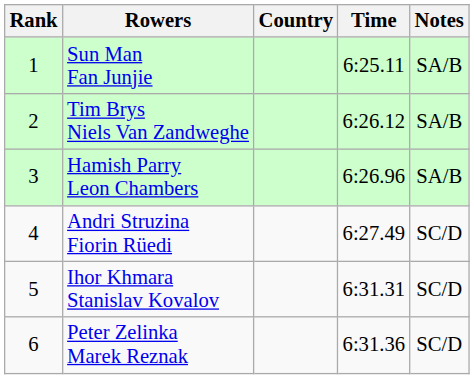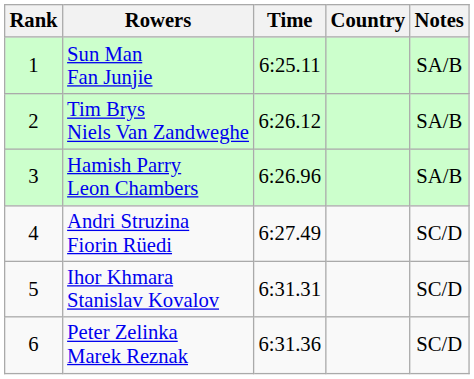columns swapped: (296, 20) <-> (374, 20)
